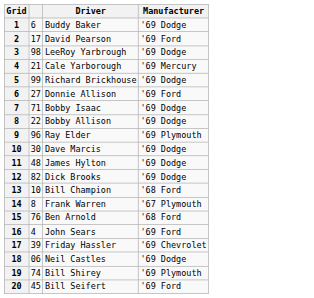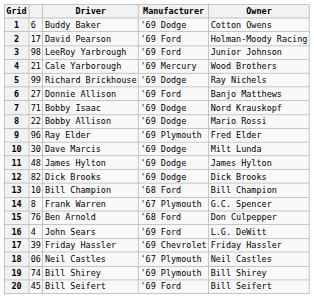+ column: (259, 11)
(163, 53) '69 Dodge -> (161, 53) '69 Ford
(163, 259) '69 Dodge -> (171, 259) '67 Plymouth
